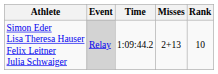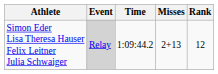(200, 45) 10 -> (200, 45) 12
